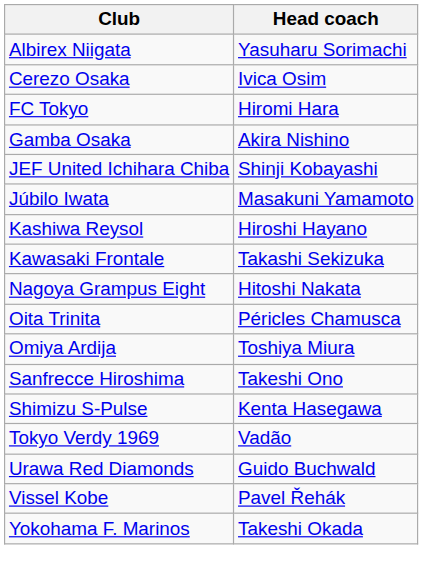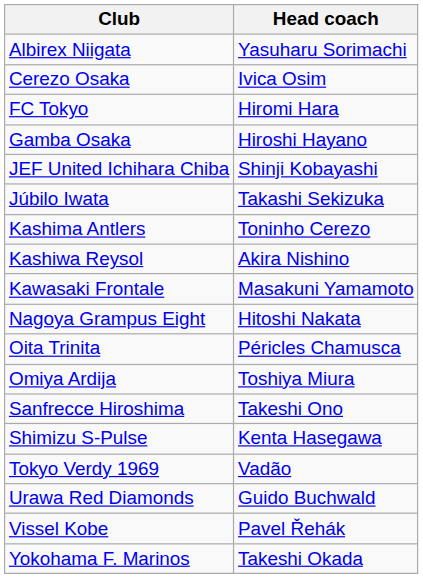(294, 139) Akira Nishino -> (303, 139) Hiroshi Hayano
(326, 199) Masakuni Yamamoto -> (311, 199) Takashi Sekizuka
+ row: (77, 229)
(303, 229) Hiroshi Hayano -> (294, 259) Akira Nishino
(311, 259) Takashi Sekizuka -> (326, 288) Masakuni Yamamoto
